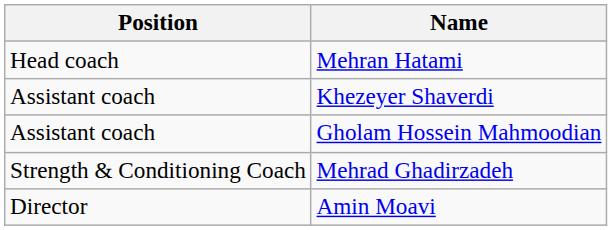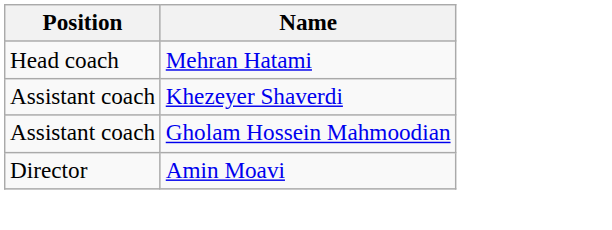- row: (415, 170)
